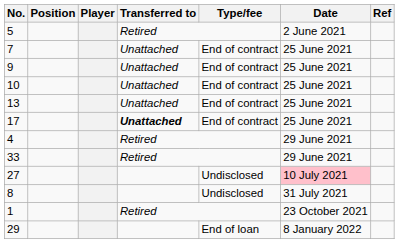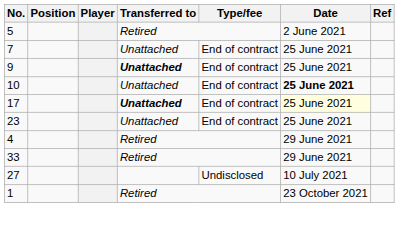(149, 67) normal -> (151, 67) bold
(318, 85) normal -> (319, 85) bold
- row: (13, 103)
(318, 121) no background -> (318, 103) lightyellow background
+ row: (13, 121)
(315, 175) pink background -> (315, 175) no background
- row: (10, 193)
- row: (13, 229)
